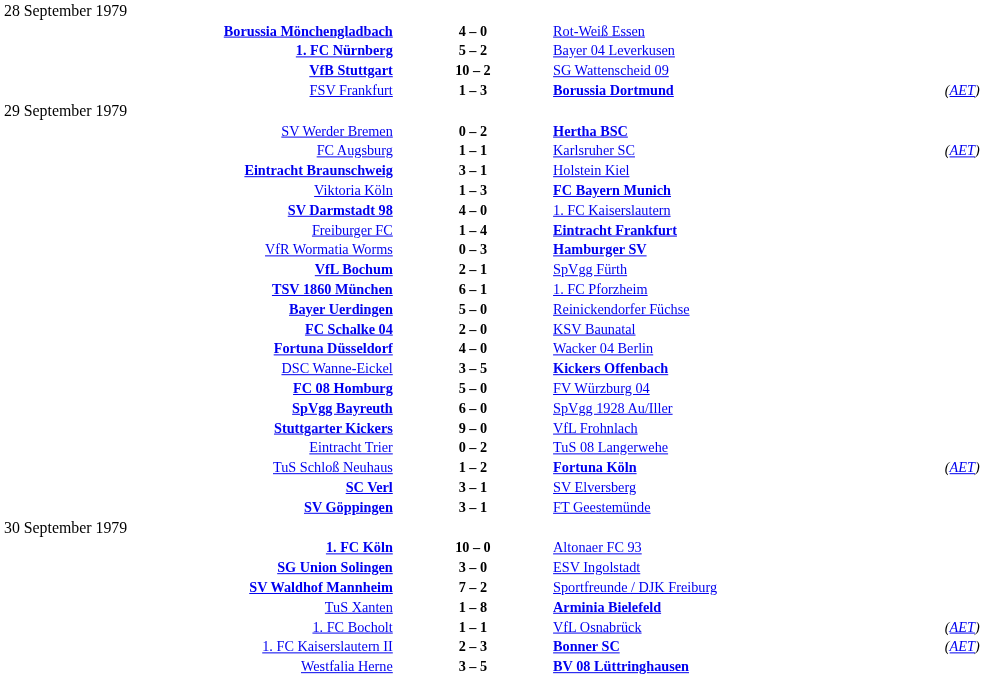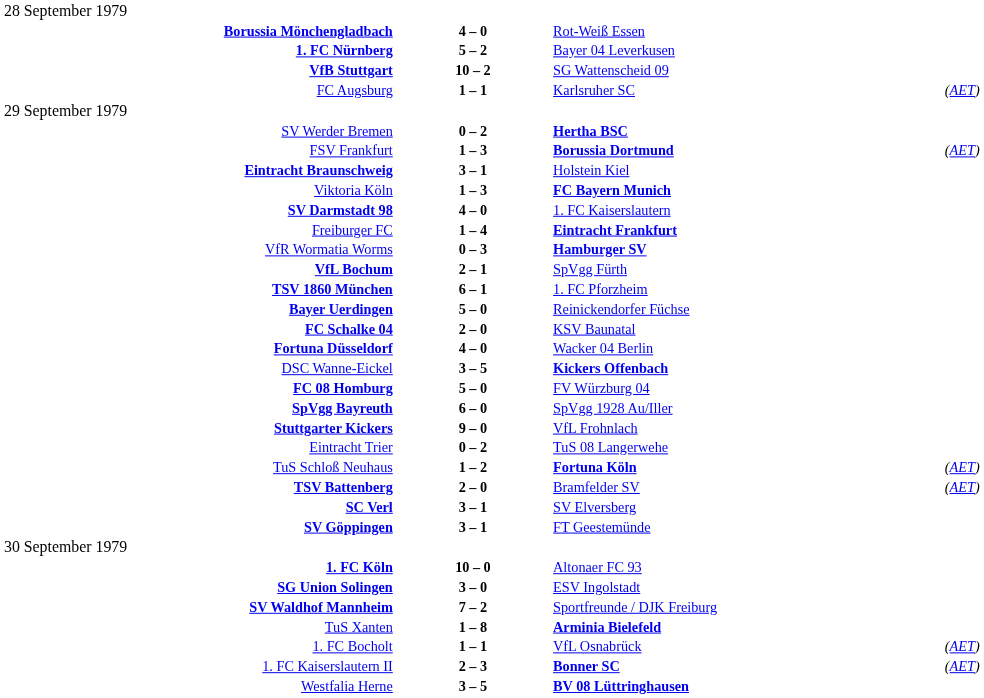rows swapped: (355, 150) <-> (351, 90)
+ row: (343, 487)
